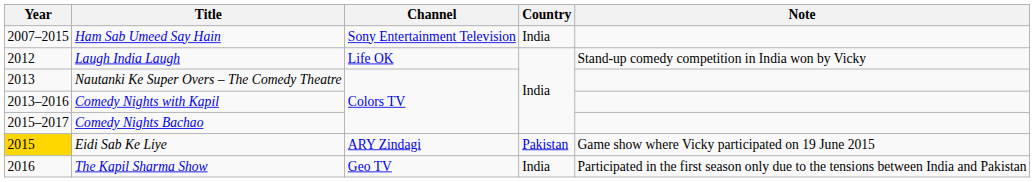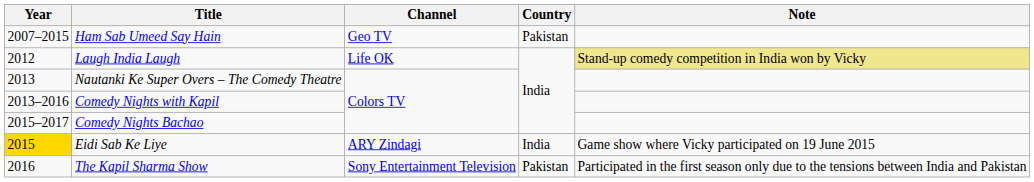(432, 36) Sony Entertainment Television -> (370, 36) Geo TV
(536, 36) India -> (545, 36) Pakistan
(722, 58) no background -> (722, 58) khaki background
(545, 144) Pakistan -> (536, 144) India
(370, 166) Geo TV -> (432, 166) Sony Entertainment Television
(536, 166) India -> (545, 166) Pakistan
